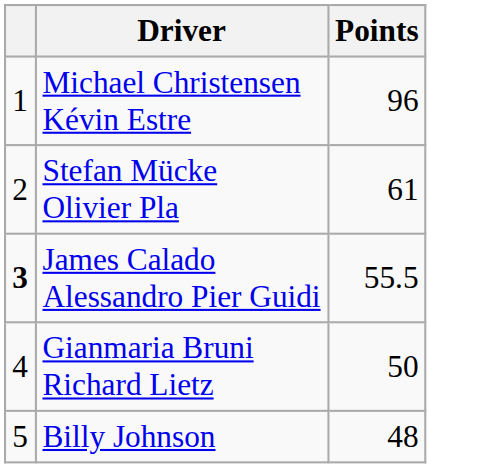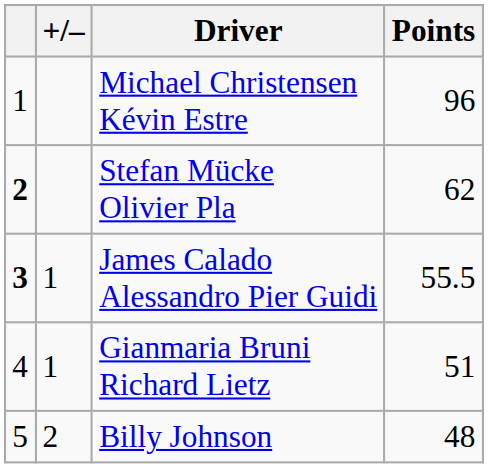+ column: (64, 30)
(20, 189) normal -> (20, 189) bold
(403, 189) 61 -> (460, 189) 62
(403, 366) 50 -> (460, 366) 51
